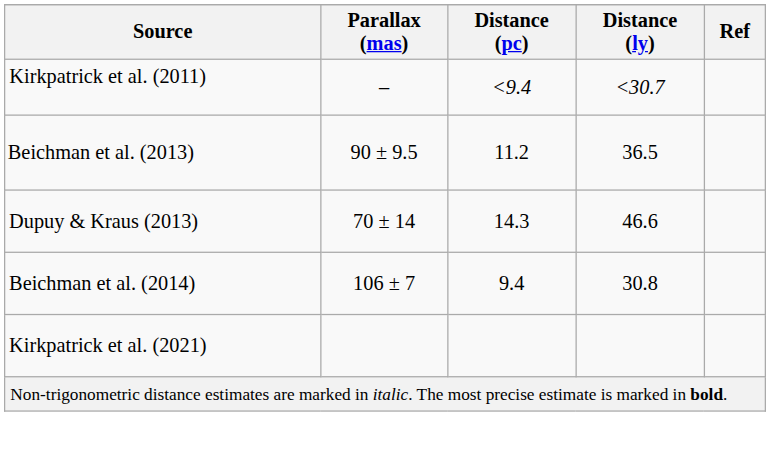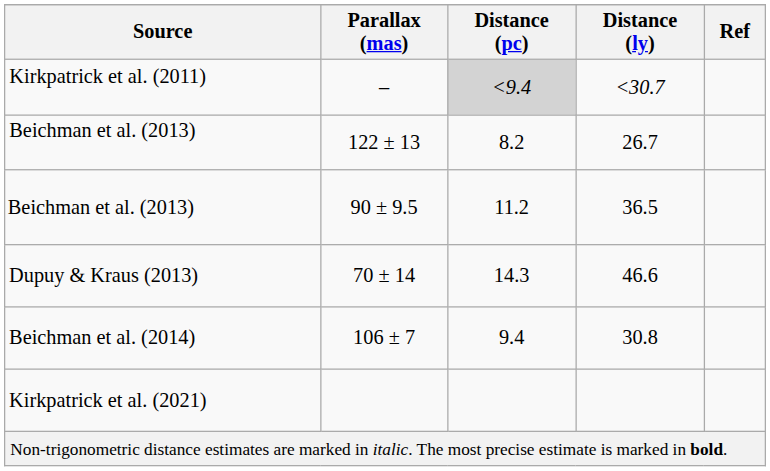(512, 87) no background -> (512, 87) lightgrey background
+ row: (384, 142)
